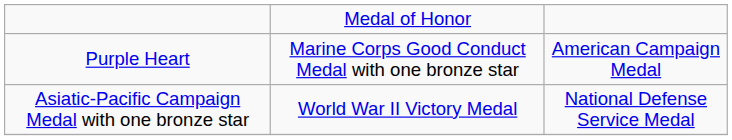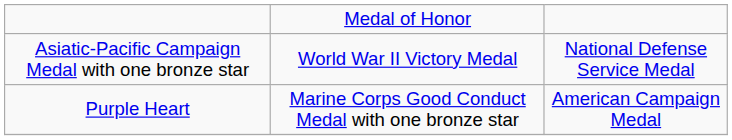rows swapped: (138, 59) <-> (138, 109)
